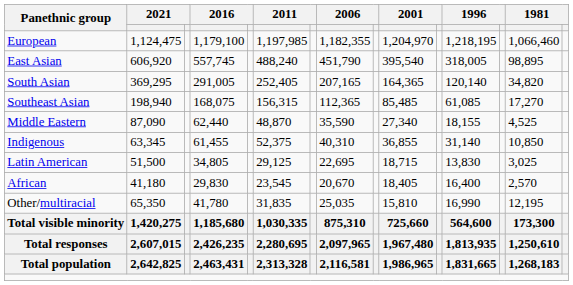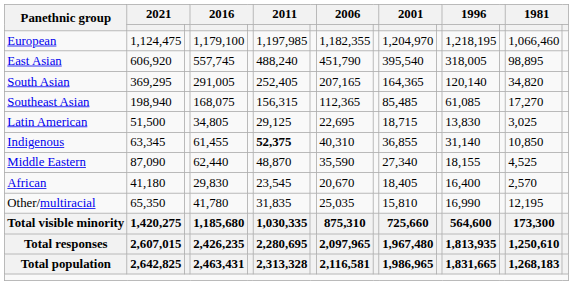rows swapped: (47, 122) <-> (47, 162)
(274, 142) normal -> (274, 142) bold
